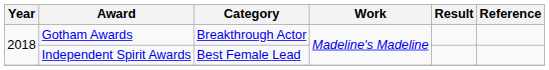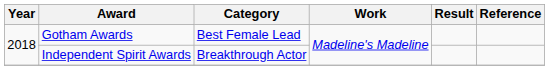(252, 34) Breakthrough Actor -> (249, 34) Best Female Lead
(249, 55) Best Female Lead -> (252, 55) Breakthrough Actor
